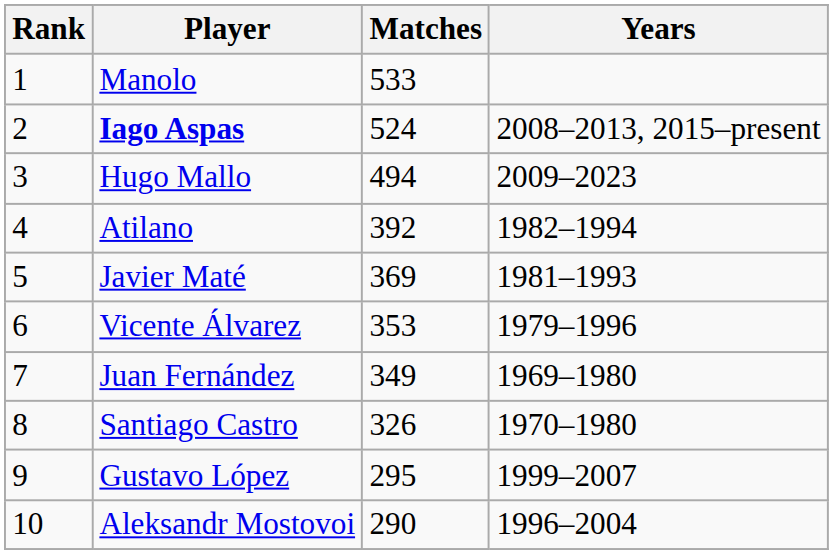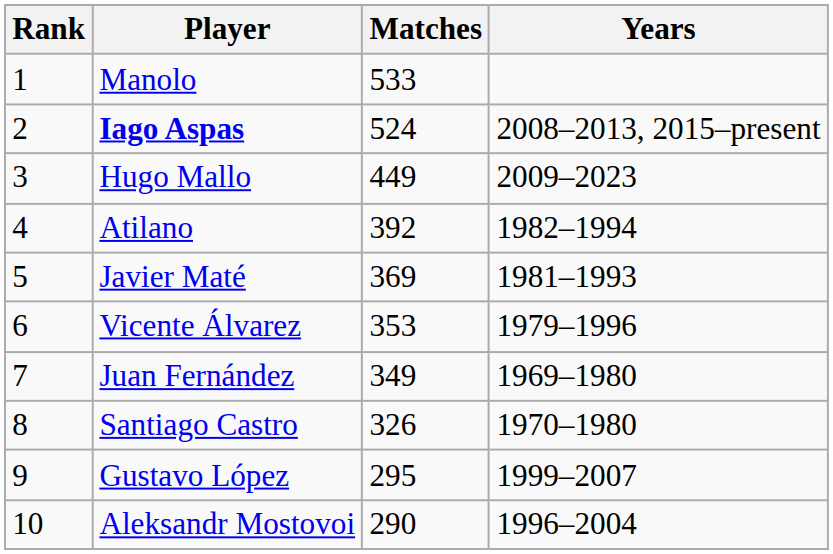(393, 177) 494 -> (393, 177) 449
